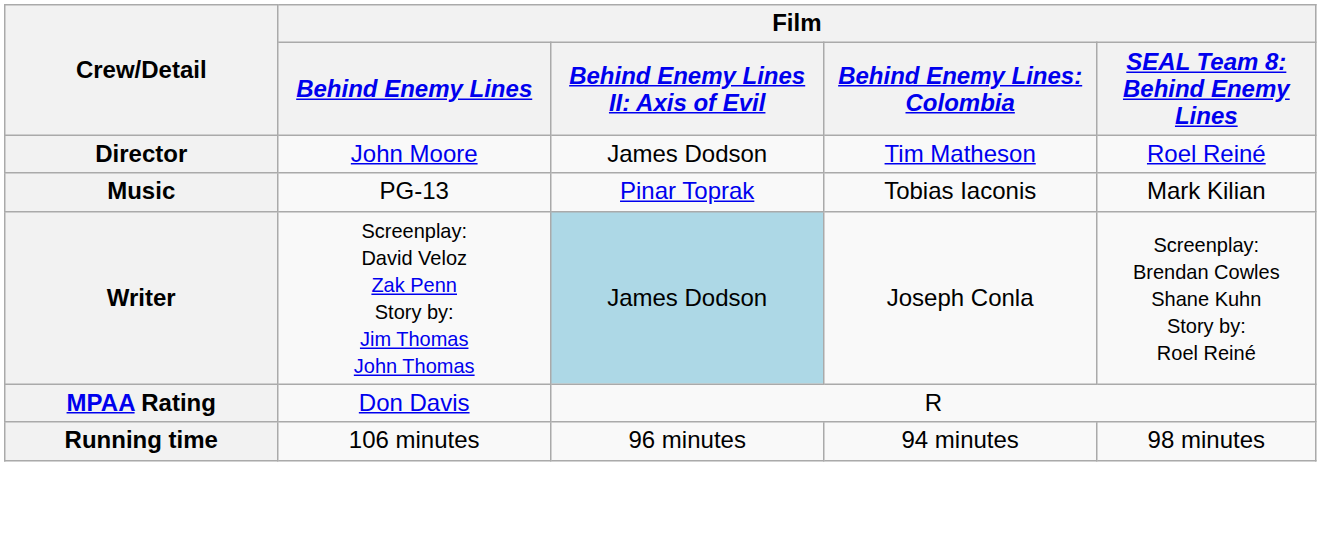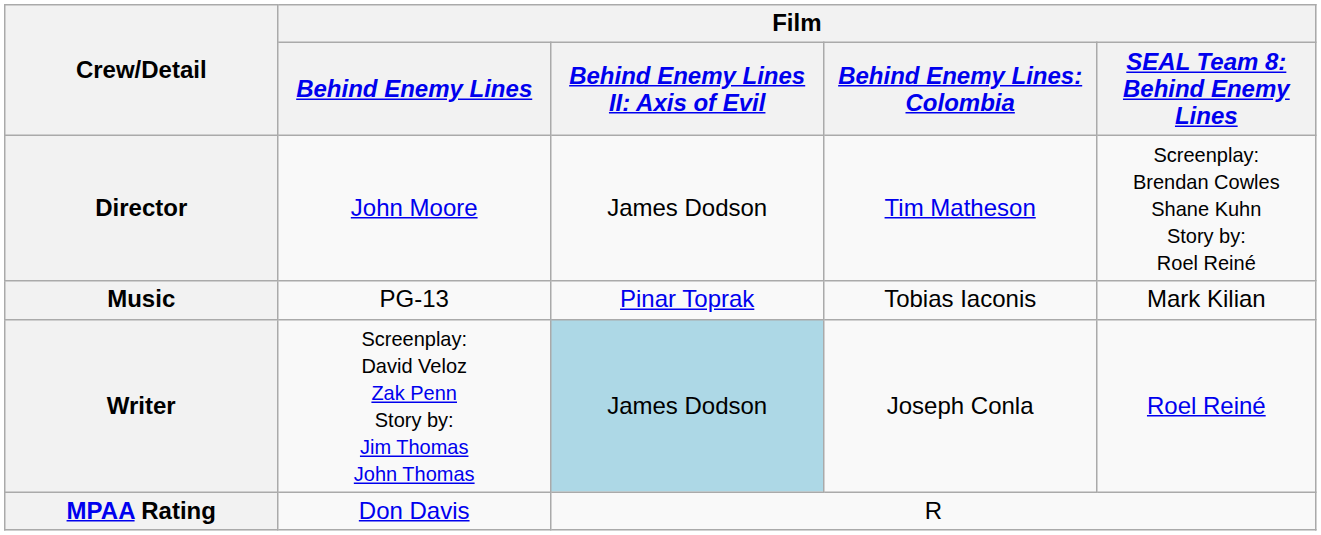(1206, 153) Roel Reiné -> (1206, 209) Screenplay: Brendan Cowles Shane Kuhn Story by: Roel Reiné
(1206, 298) Screenplay: Brendan Cowles Shane Kuhn Story by: Roel Reiné -> (1206, 405) Roel Reiné
- row: (141, 440)
